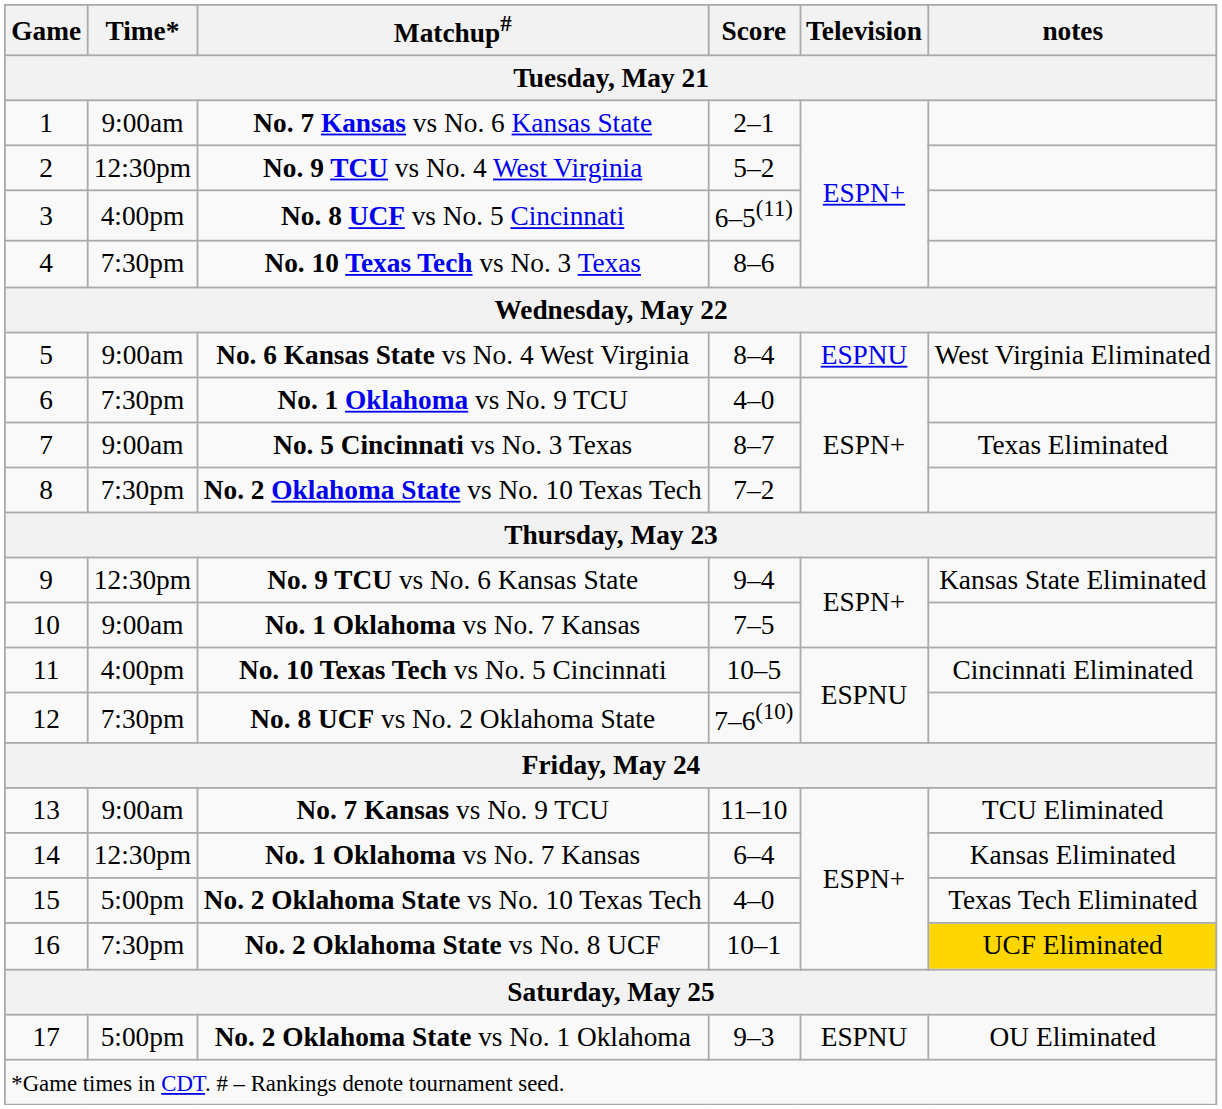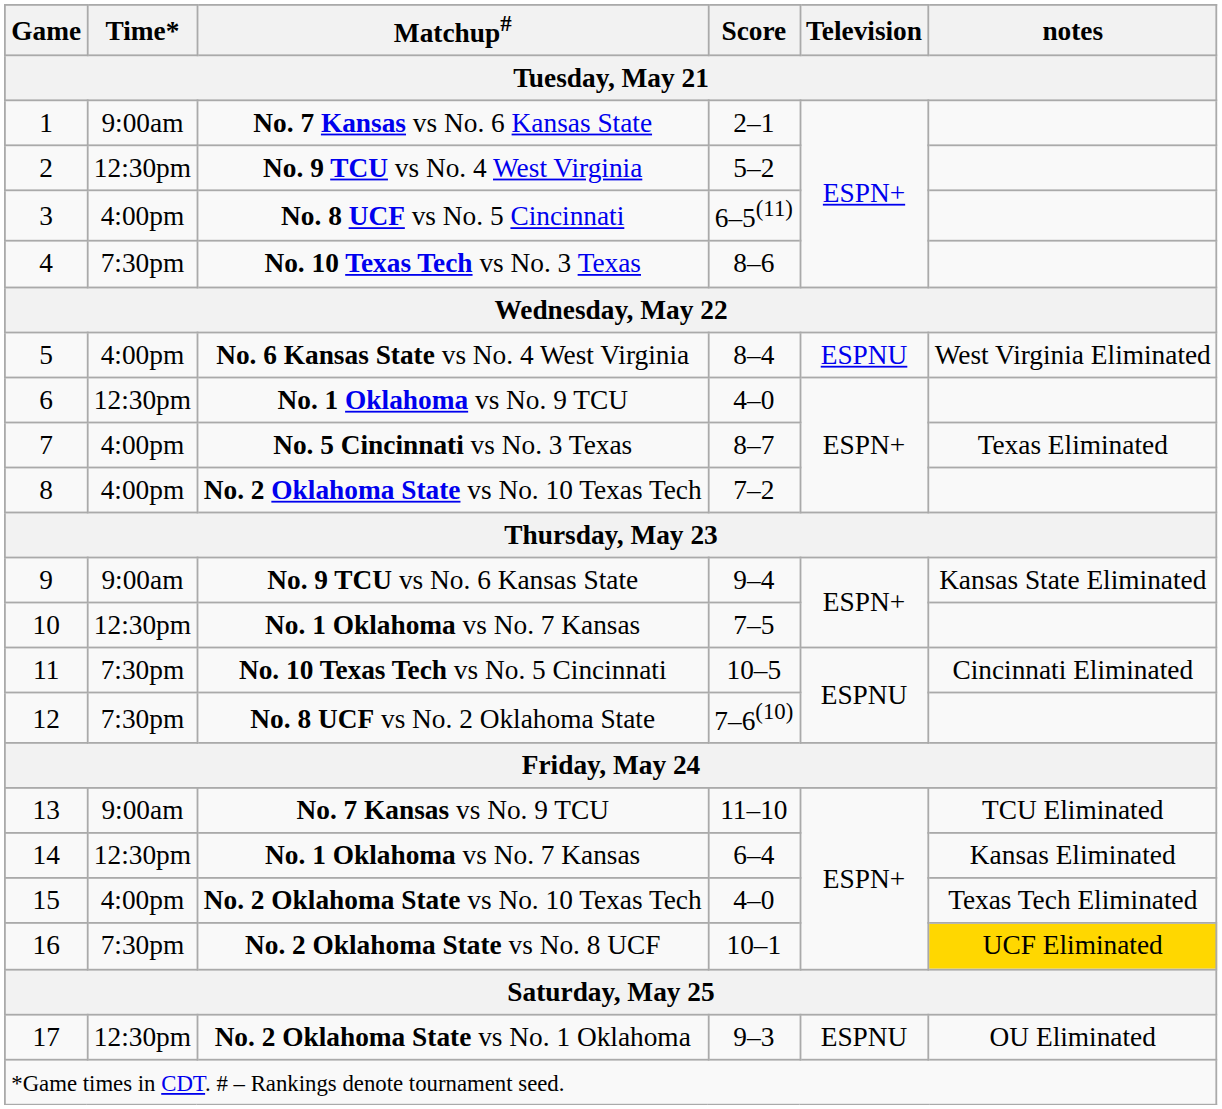(142, 354) 9:00am -> (142, 354) 4:00pm
(142, 399) 7:30pm -> (142, 399) 12:30pm
(142, 444) 9:00am -> (142, 444) 4:00pm
(142, 489) 7:30pm -> (142, 489) 4:00pm
(142, 579) 12:30pm -> (142, 579) 9:00am
(142, 624) 9:00am -> (142, 624) 12:30pm
(142, 669) 4:00pm -> (142, 669) 7:30pm
(142, 900) 5:00pm -> (142, 900) 4:00pm
(142, 1036) 5:00pm -> (142, 1036) 12:30pm
